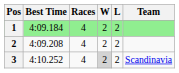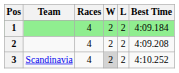columns swapped: (149, 12) <-> (46, 12)
